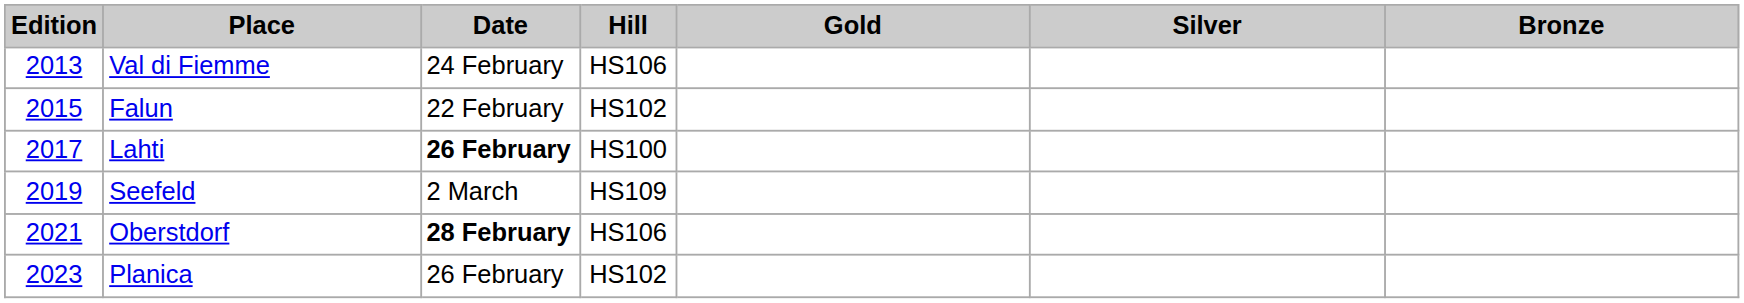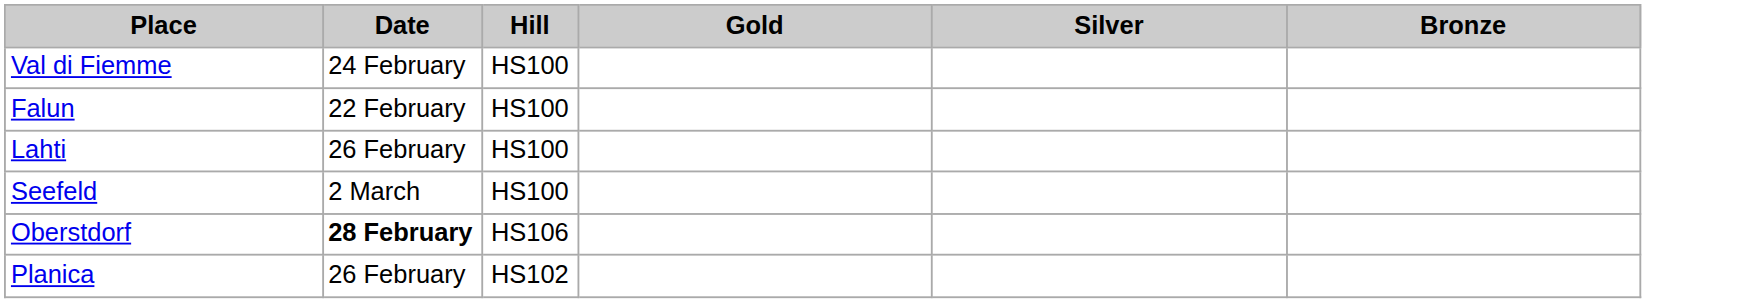- column: (54, 25)
(628, 66) HS106 -> (530, 66) HS100
(628, 108) HS102 -> (530, 108) HS100
(499, 149) bold -> (397, 149) normal
(628, 191) HS109 -> (530, 191) HS100
